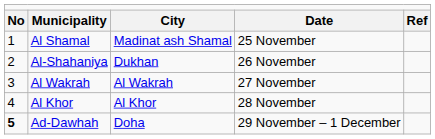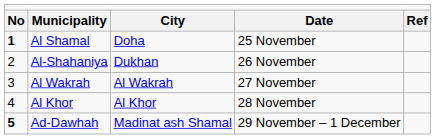(11, 41) normal -> (11, 41) bold
(173, 41) Madinat ash Shamal -> (129, 41) Doha
(129, 123) Doha -> (173, 123) Madinat ash Shamal
